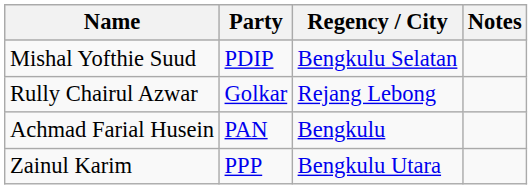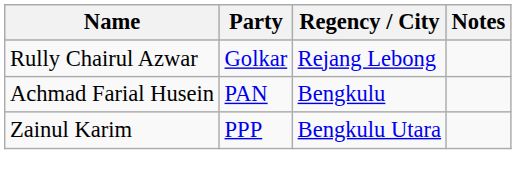- row: (103, 58)
